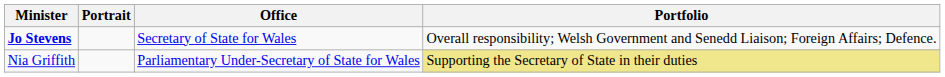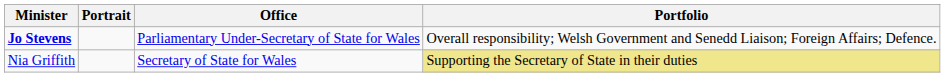(217, 38) Secretary of State for Wales -> (279, 38) Parliamentary Under-Secretary of State for Wales
(279, 60) Parliamentary Under-Secretary of State for Wales -> (217, 60) Secretary of State for Wales
